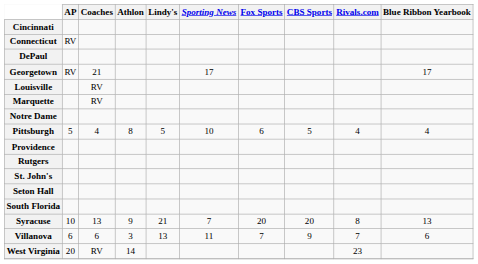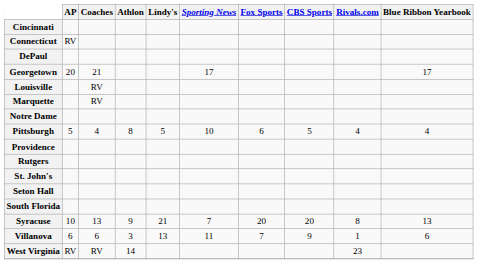(70, 72) RV -> (70, 72) 20
(357, 236) 7 -> (357, 236) 1
(70, 251) 20 -> (70, 251) RV
